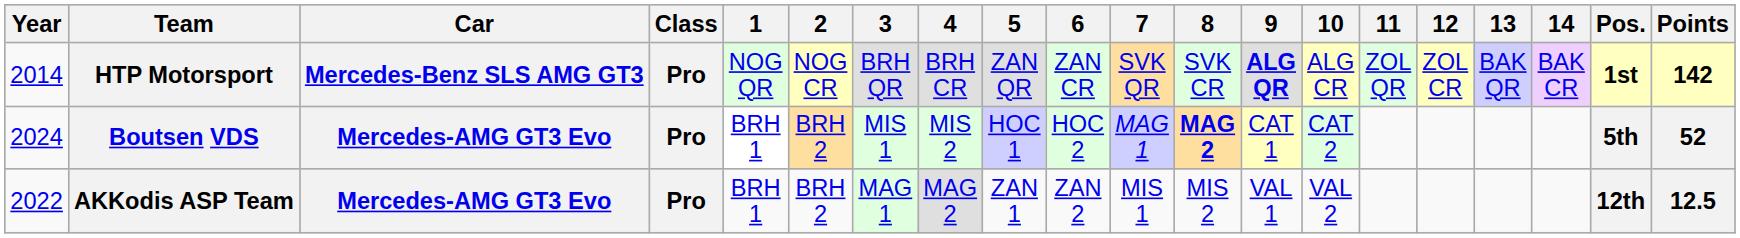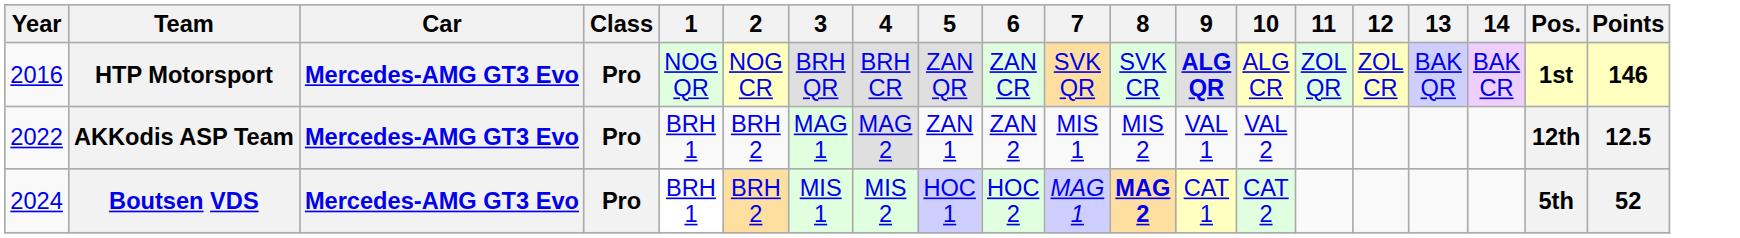(37, 74) 2014 -> (37, 74) 2016
(474, 74) Mercedes-Benz SLS AMG GT3 -> (442, 74) Mercedes-AMG GT3 Evo
(1693, 74) 142 -> (1628, 74) 146
rows swapped: (184, 201) <-> (184, 138)
